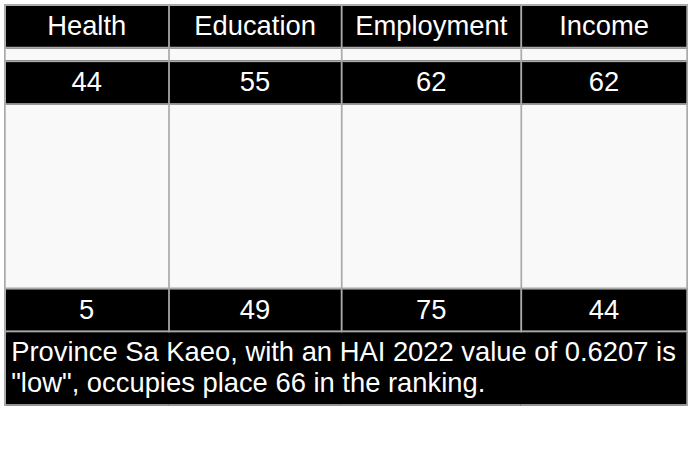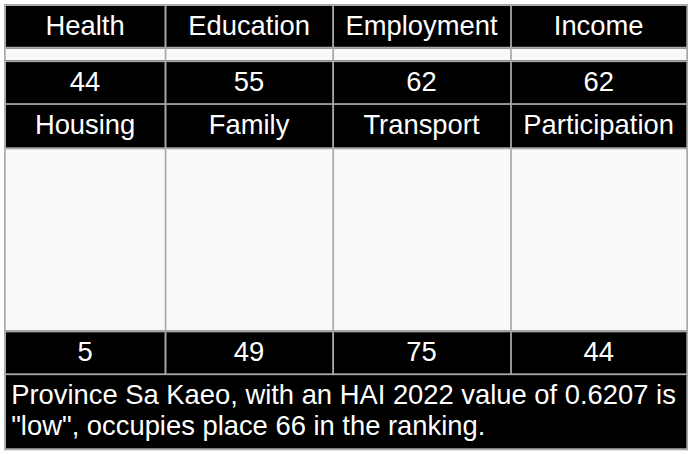+ row: (85, 125)
